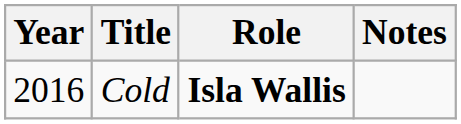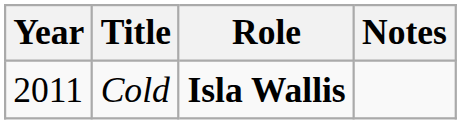(49, 88) 2016 -> (48, 88) 2011
